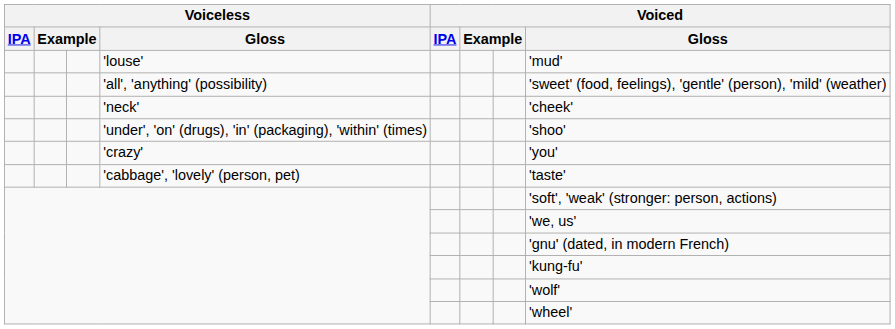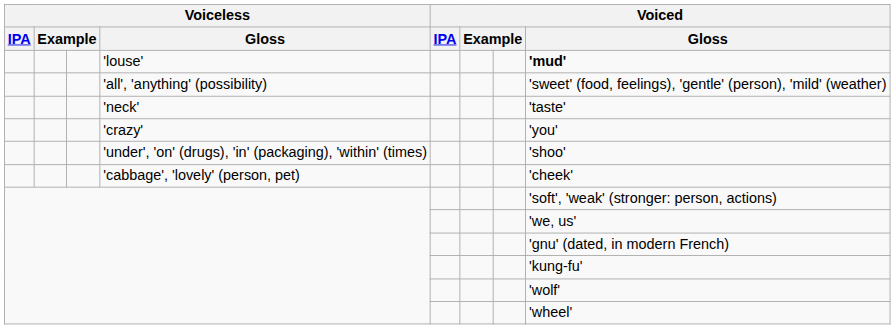(546, 61) normal -> (548, 61) bold
(551, 107) 'cheek' -> (547, 107) 'taste'
rows swapped: (19, 153) <-> (19, 130)
(547, 175) 'taste' -> (551, 175) 'cheek'
